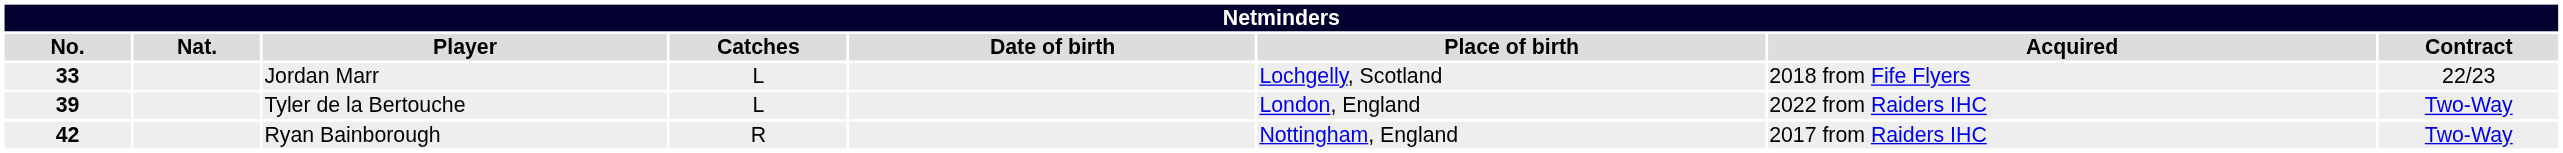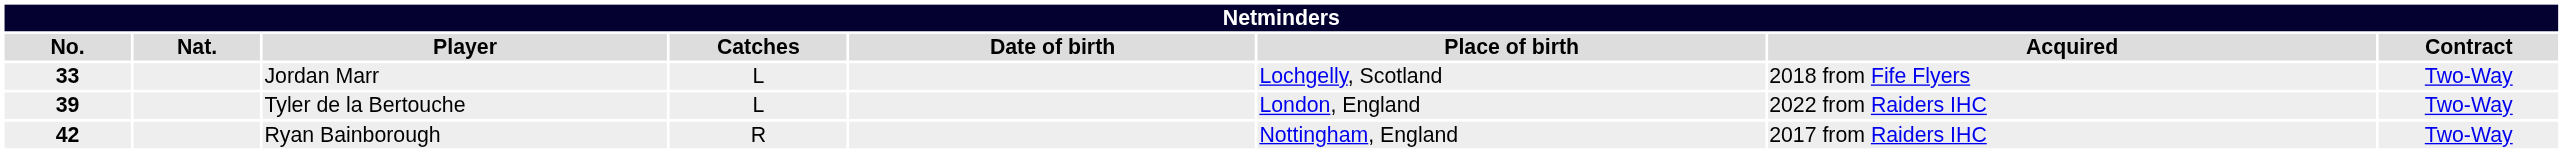(2469, 76) 22/23 -> (2469, 76) Two-Way
